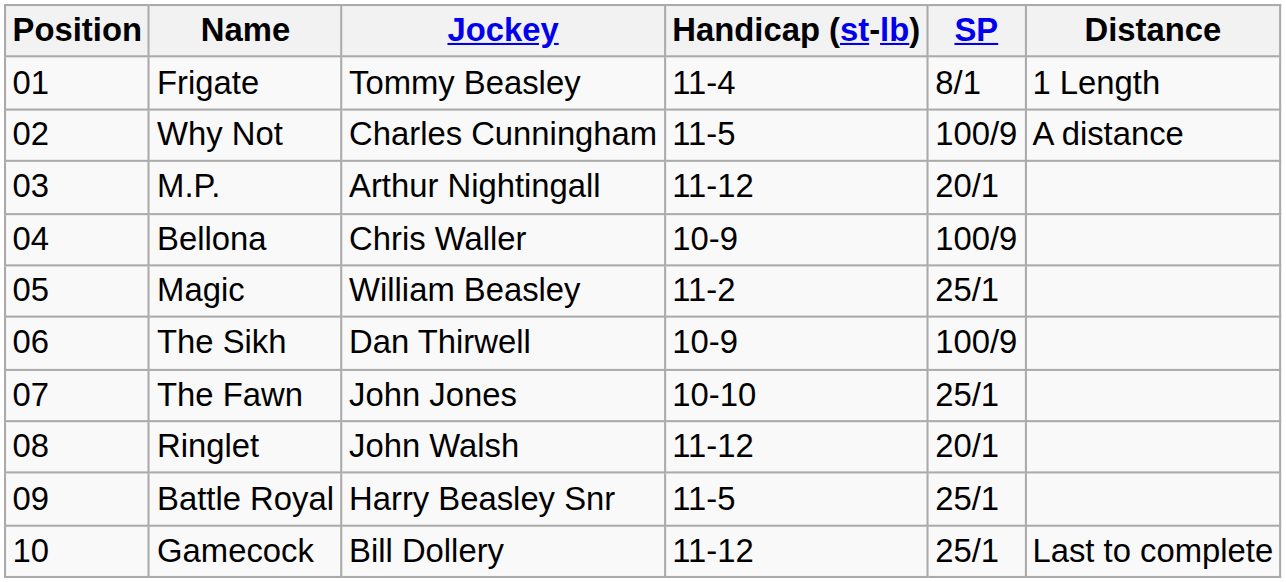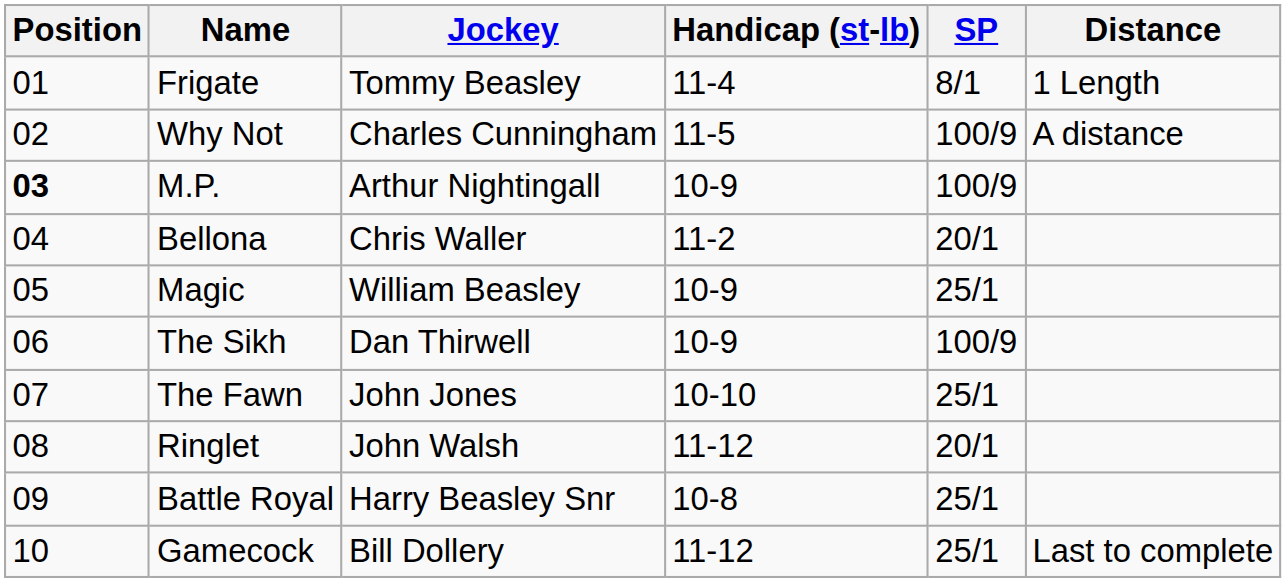(31, 186) normal -> (31, 186) bold
(713, 186) 11-12 -> (705, 186) 10-9
(967, 186) 20/1 -> (976, 186) 100/9
(705, 238) 10-9 -> (704, 238) 11-2
(976, 238) 100/9 -> (967, 238) 20/1
(704, 290) 11-2 -> (705, 290) 10-9
(704, 498) 11-5 -> (705, 498) 10-8
